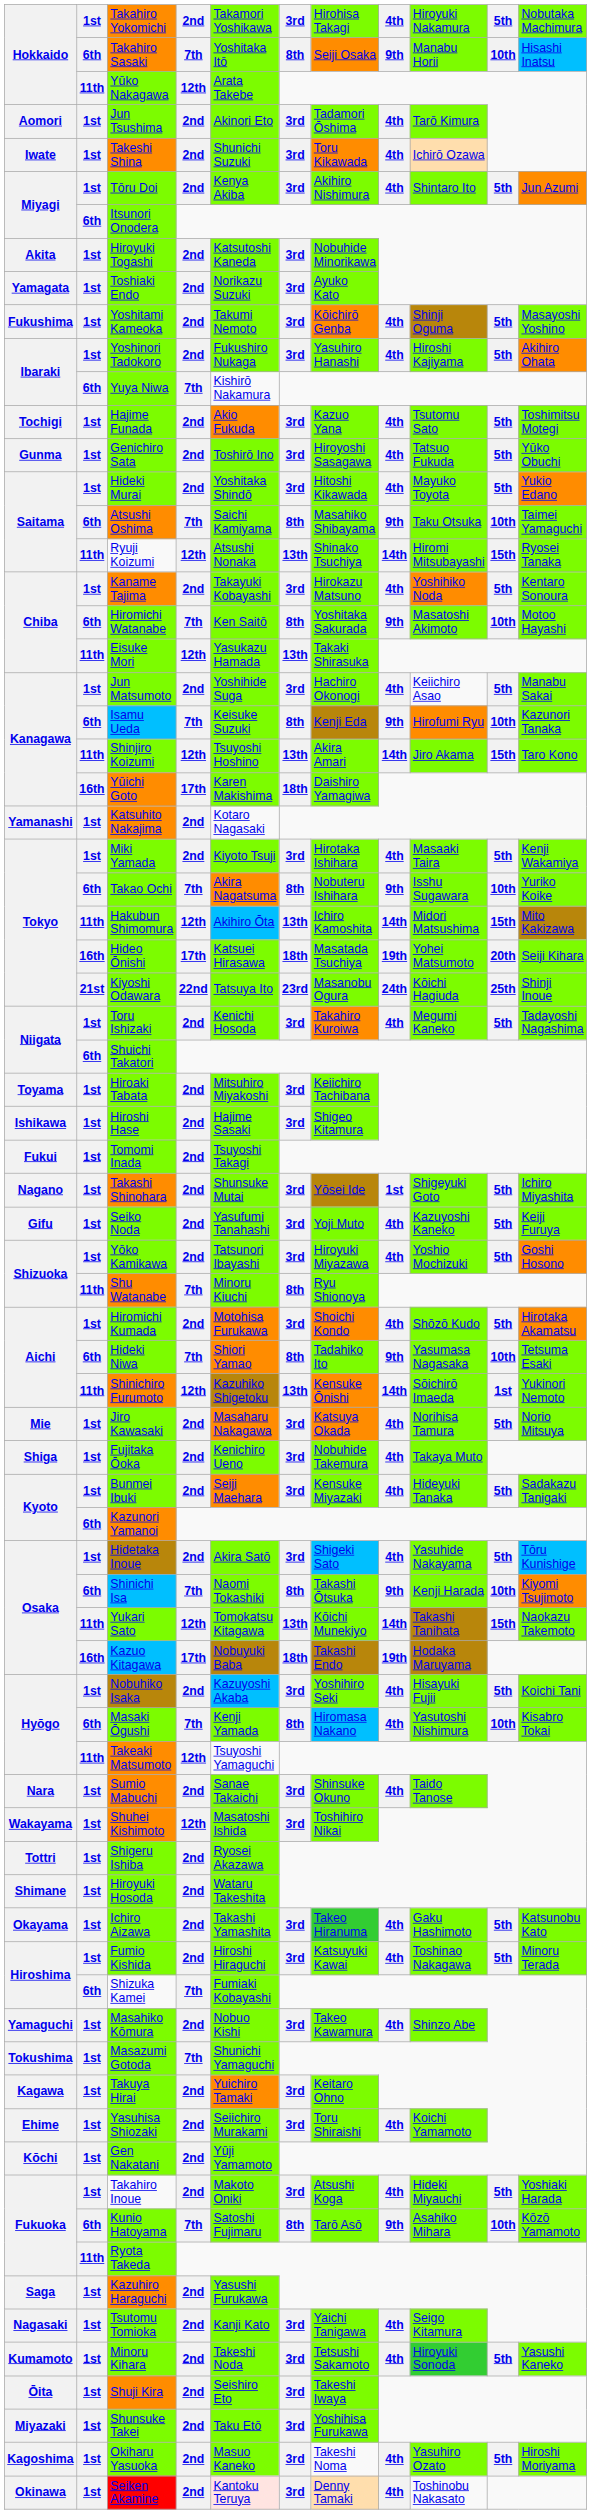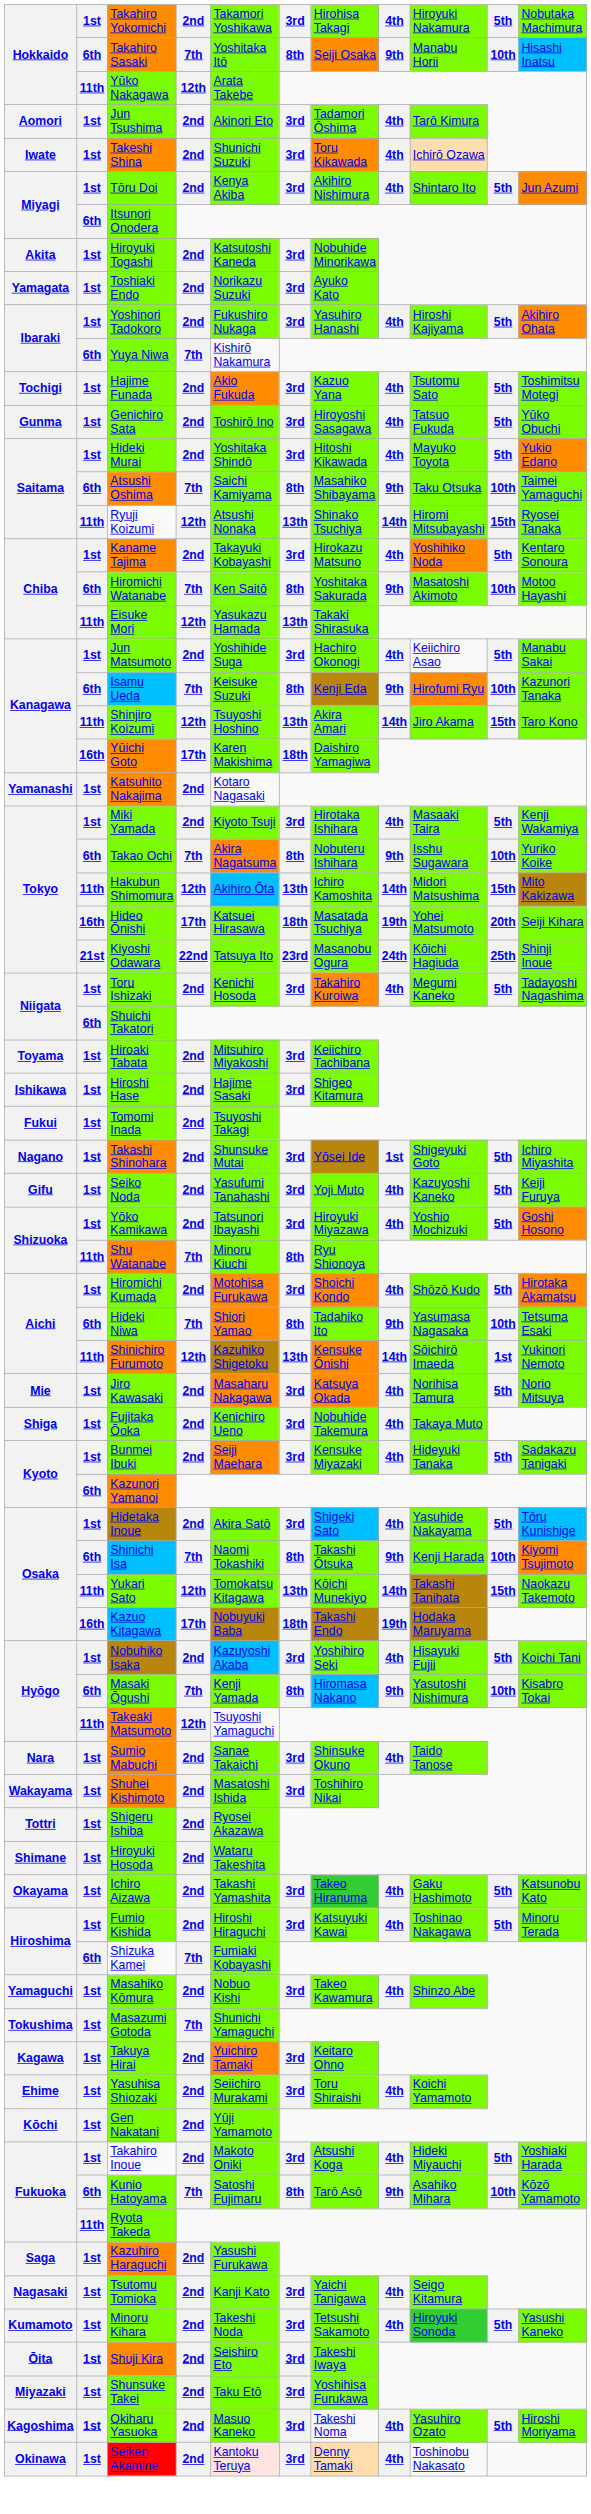- row: (137, 321)
(394, 1724) 4th -> (394, 1691) 9th
(193, 1824) 12th -> (193, 1791) 2nd
